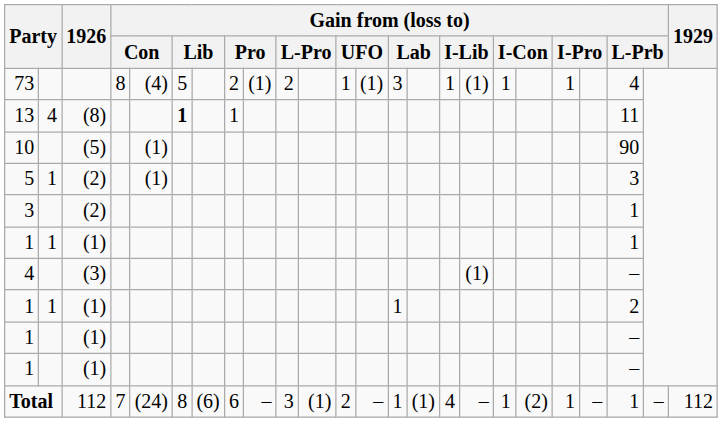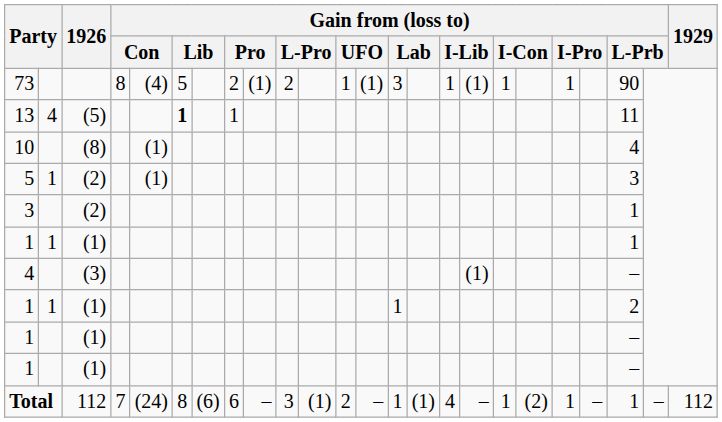(634, 83) 4 -> (629, 83) 90
(95, 115) (8) -> (95, 115) (5)
(95, 147) (5) -> (95, 147) (8)
(629, 147) 90 -> (634, 147) 4
